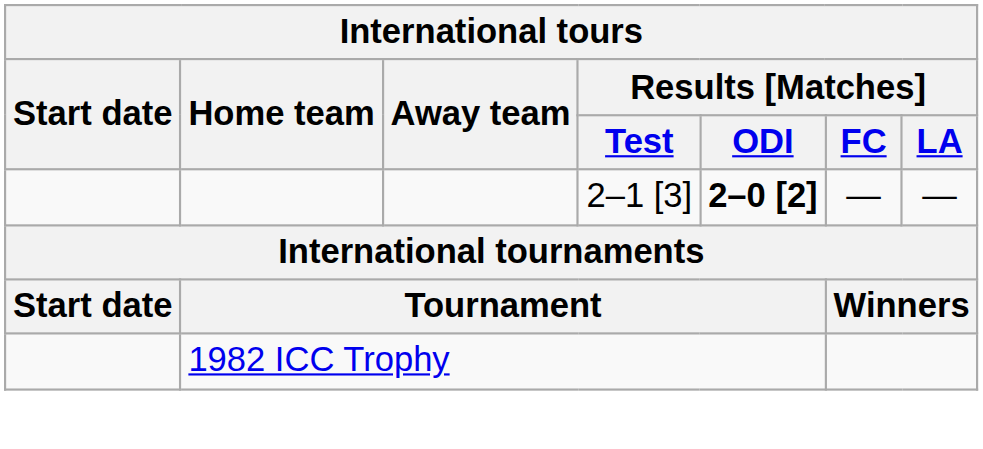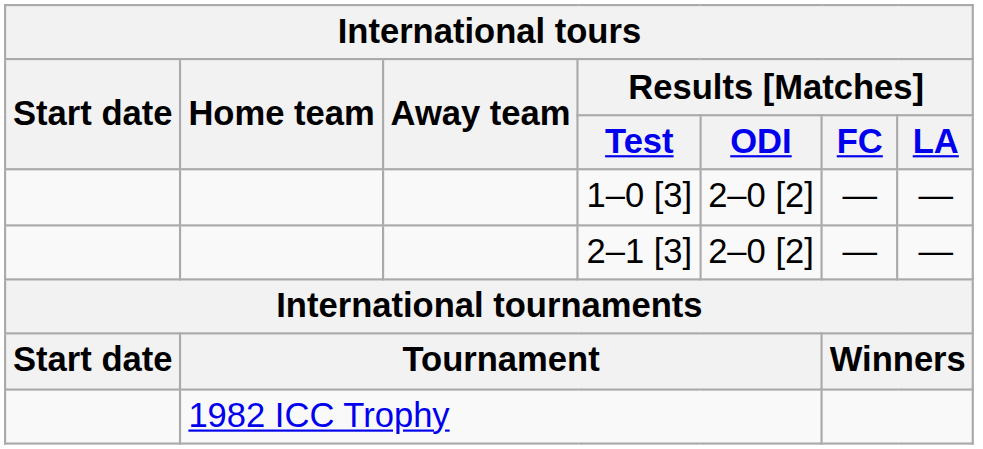+ row: (639, 196)
(763, 196) bold -> (761, 251) normal
